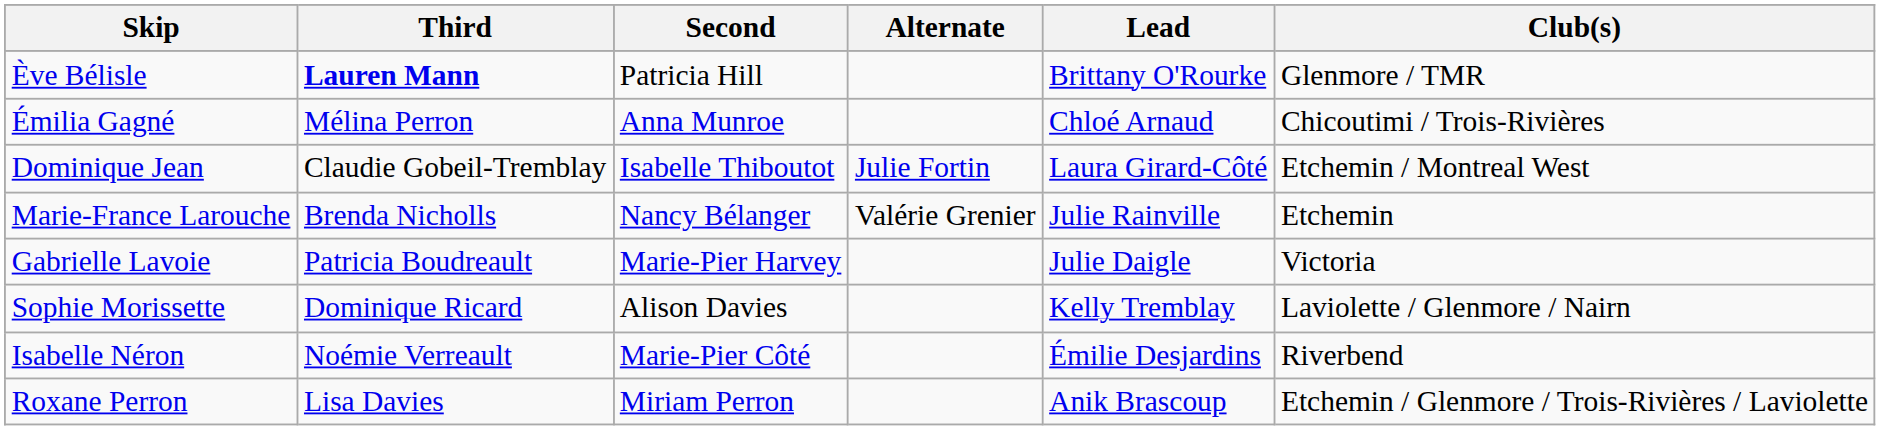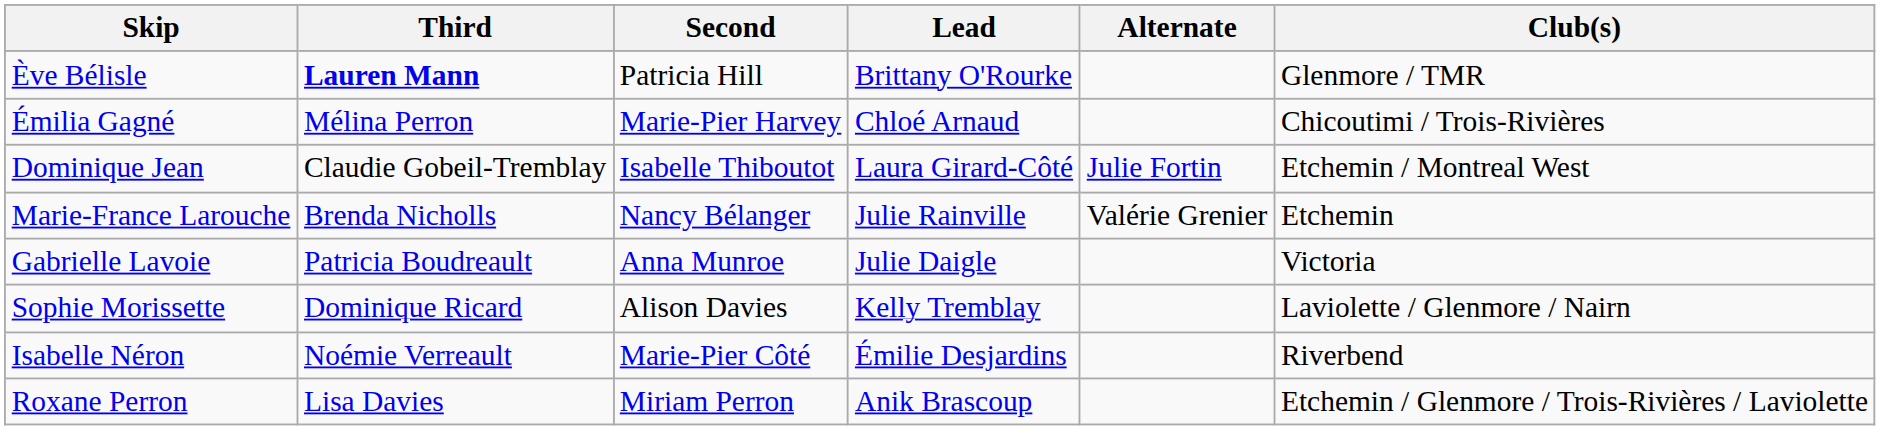columns swapped: (1158, 27) <-> (945, 27)
(702, 121) Anna Munroe -> (731, 121) Marie-Pier Harvey
(731, 261) Marie-Pier Harvey -> (702, 261) Anna Munroe
